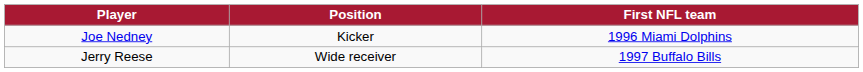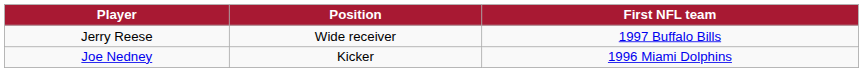rows swapped: (117, 57) <-> (117, 36)
